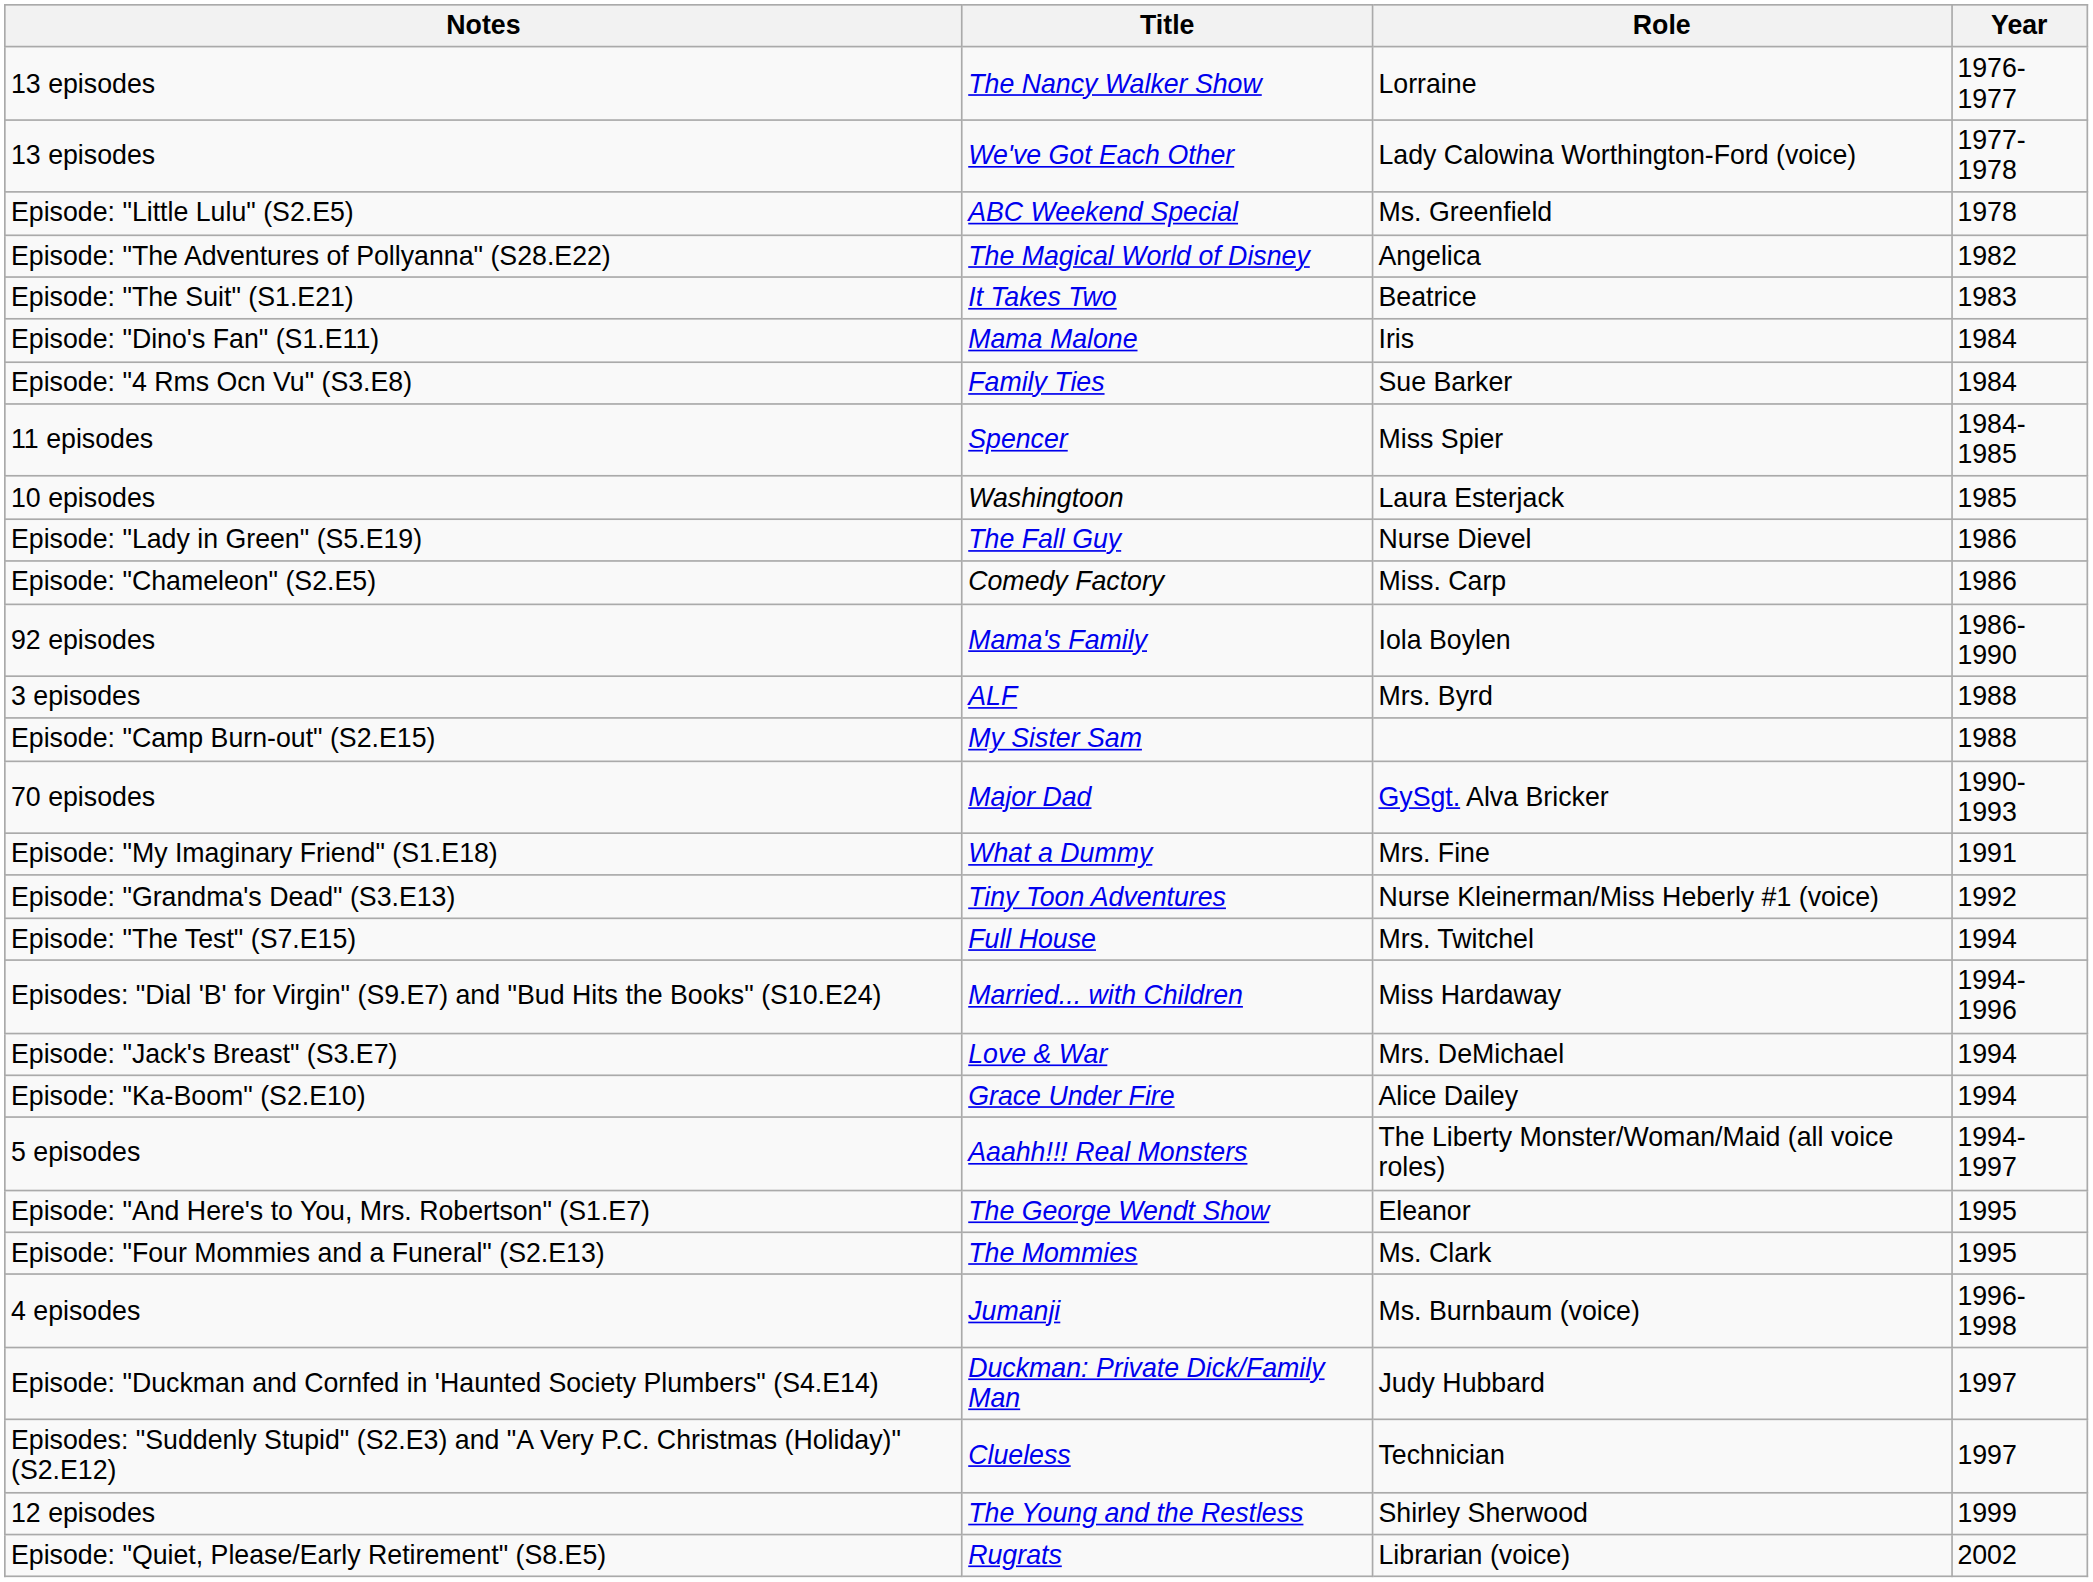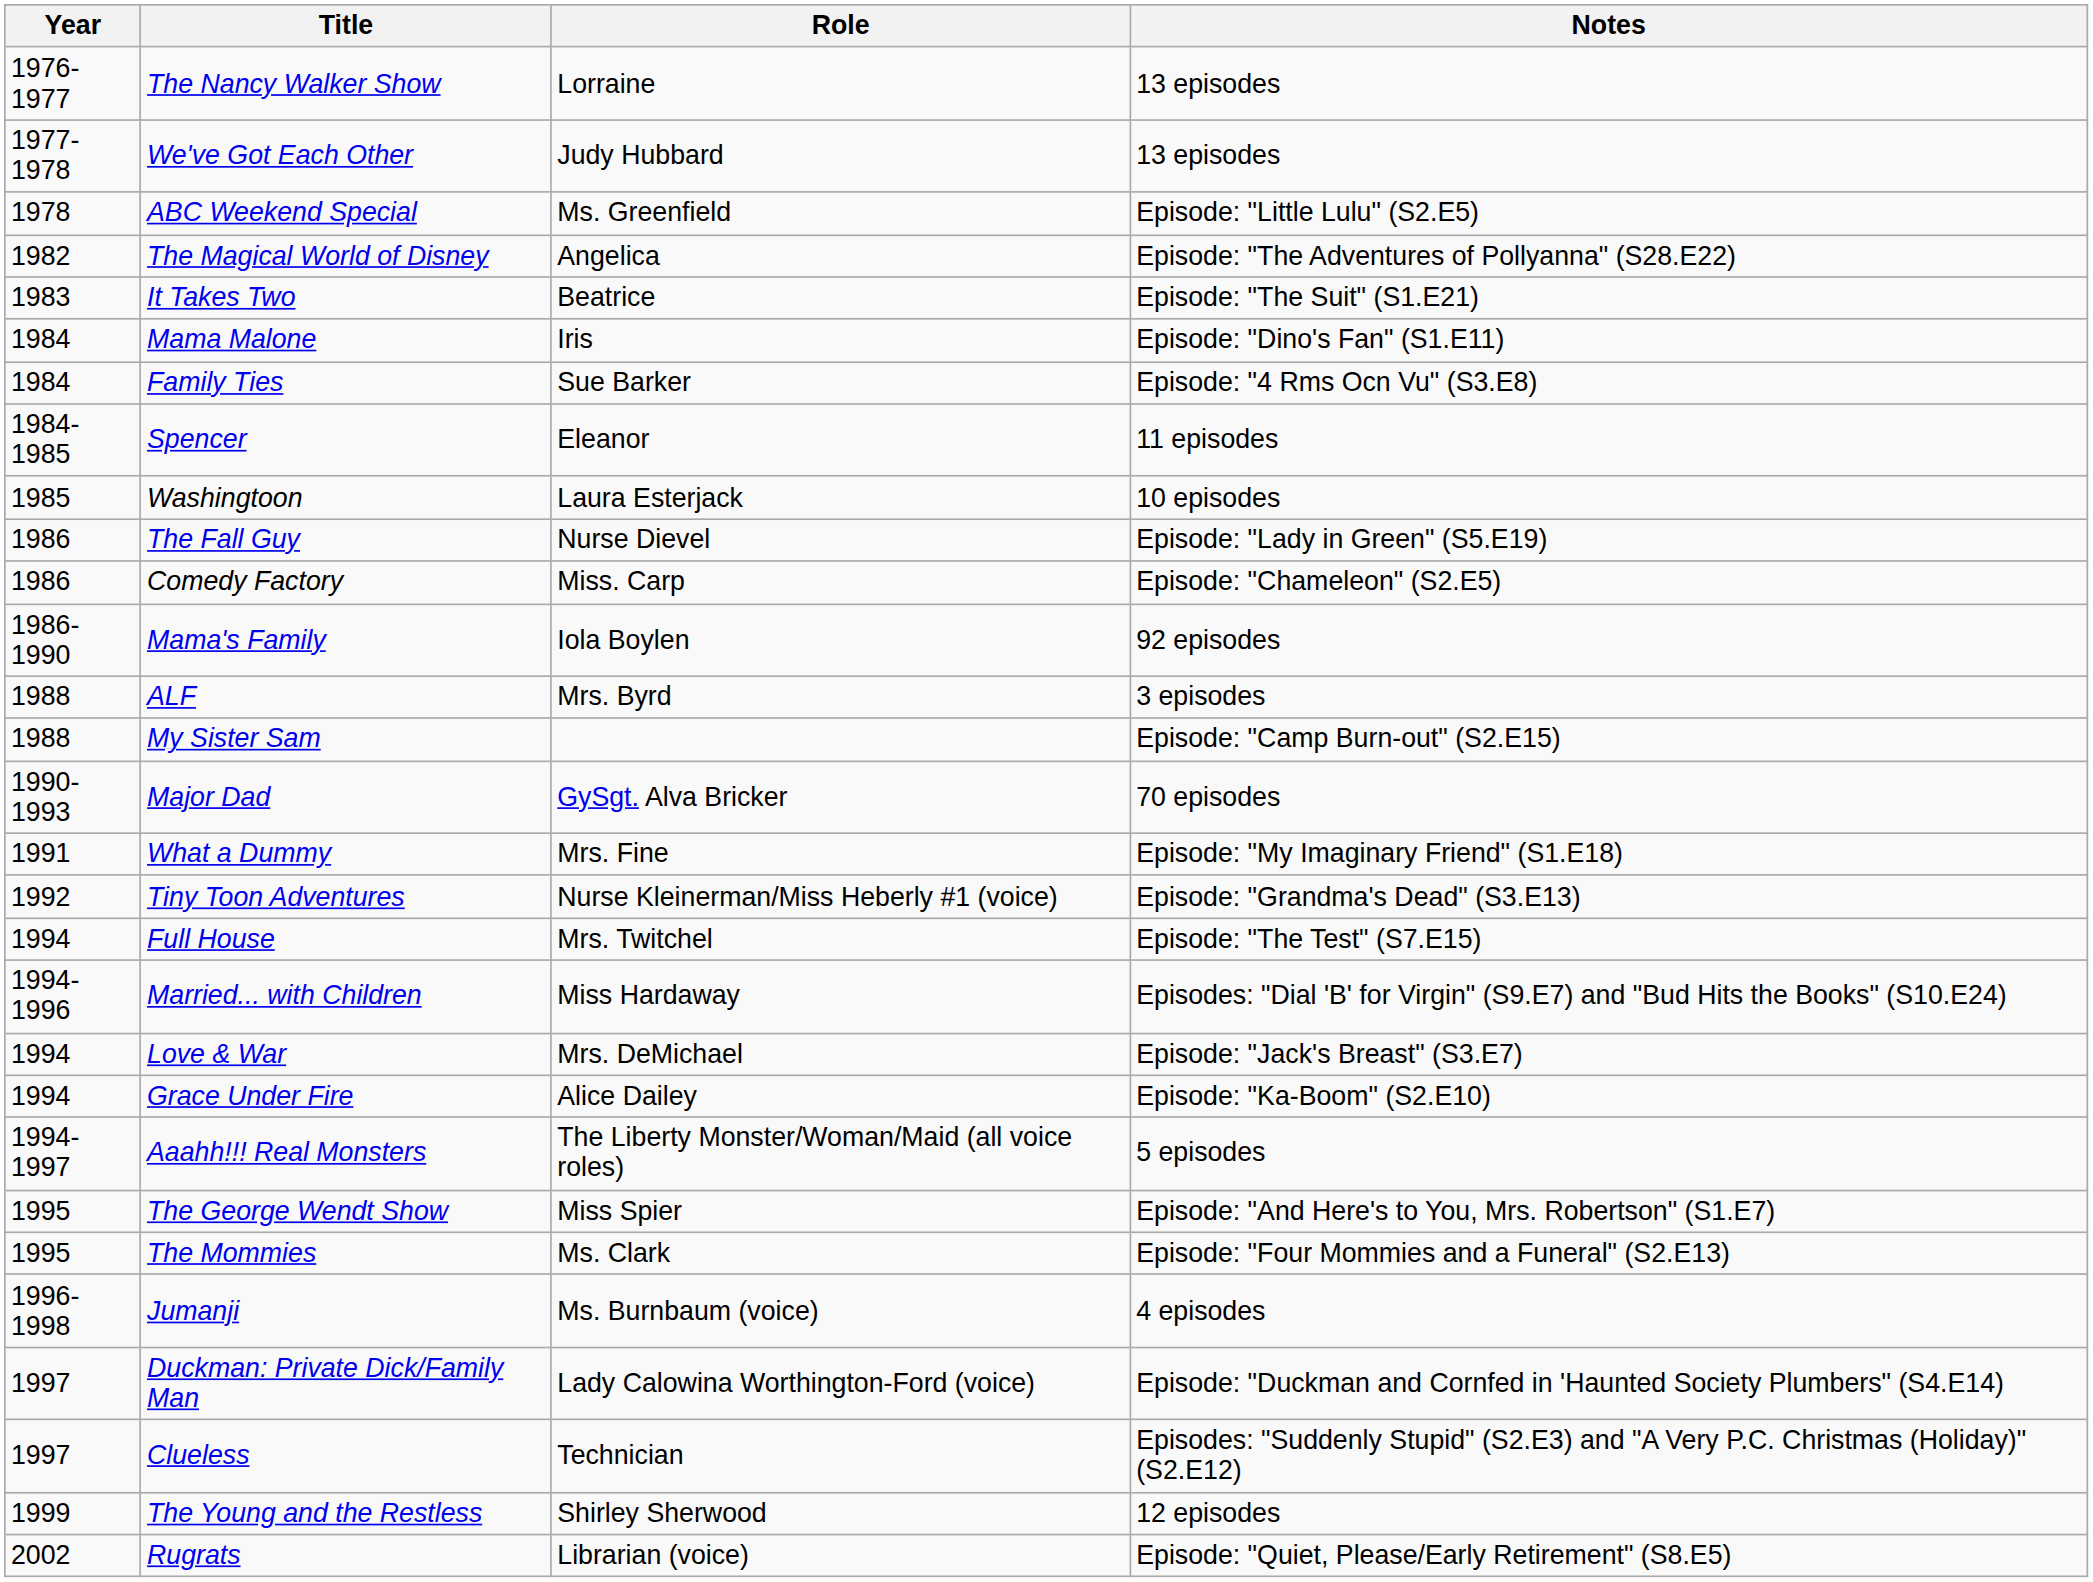columns swapped: (2019, 25) <-> (483, 25)
(1617, 155) Lady Calowina Worthington-Ford (voice) -> (640, 155) Judy Hubbard
(1441, 439) Miss Spier -> (603, 439) Eleanor
(1425, 1210) Eleanor -> (620, 1210) Miss Spier
(1462, 1382) Judy Hubbard -> (796, 1382) Lady Calowina Worthington-Ford (voice)
